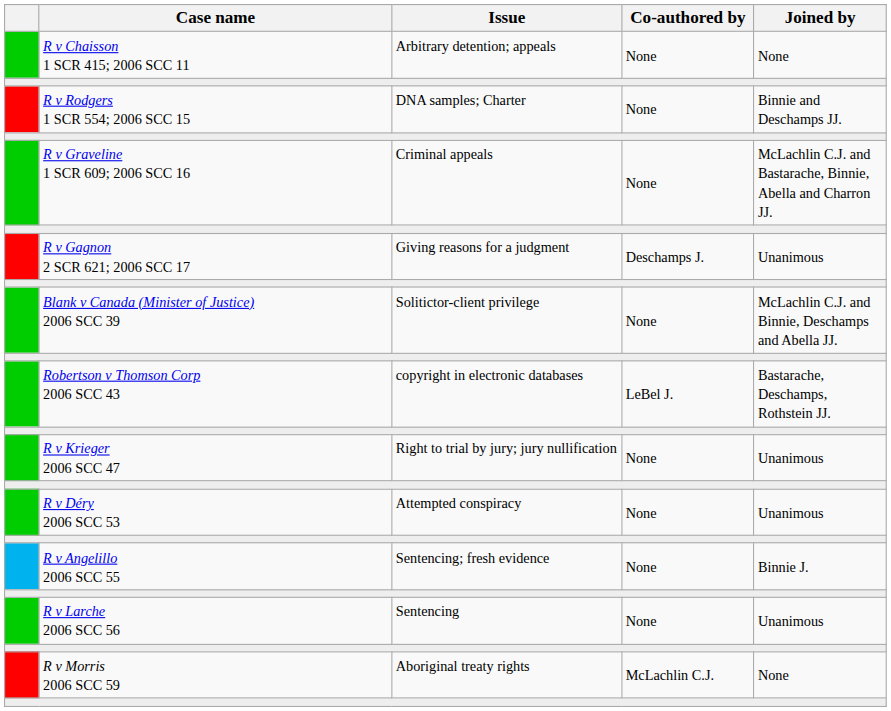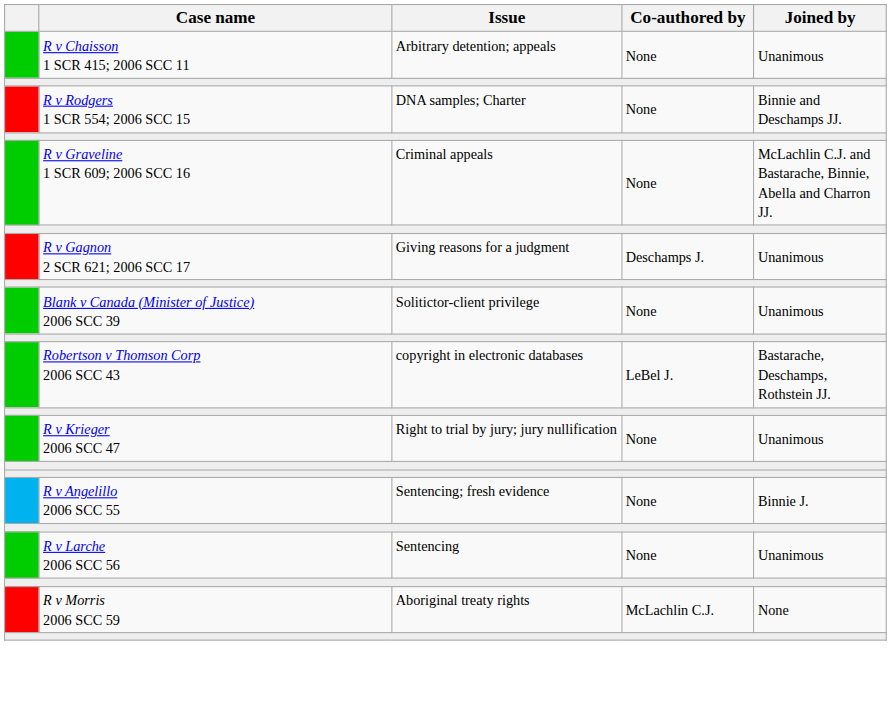(773, 55) None -> (791, 55) Unanimous
(814, 321) McLachlin C.J. and Binnie, Deschamps and Abella JJ. -> (791, 311) Unanimous
- row: (82, 513)
